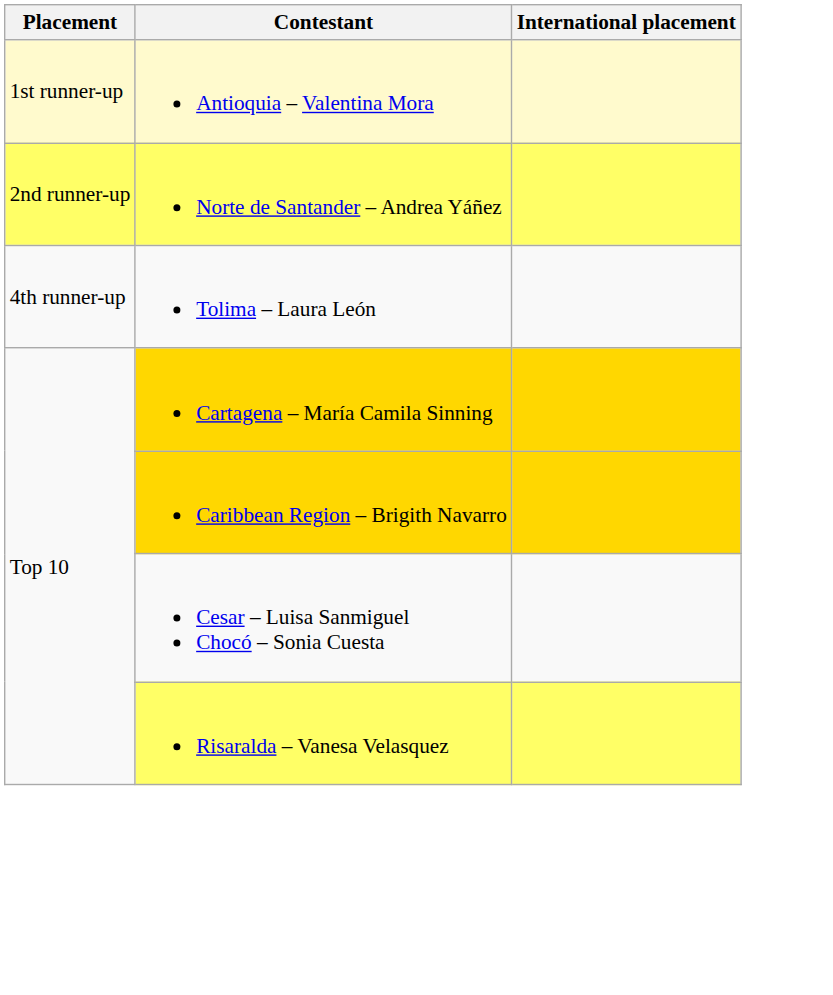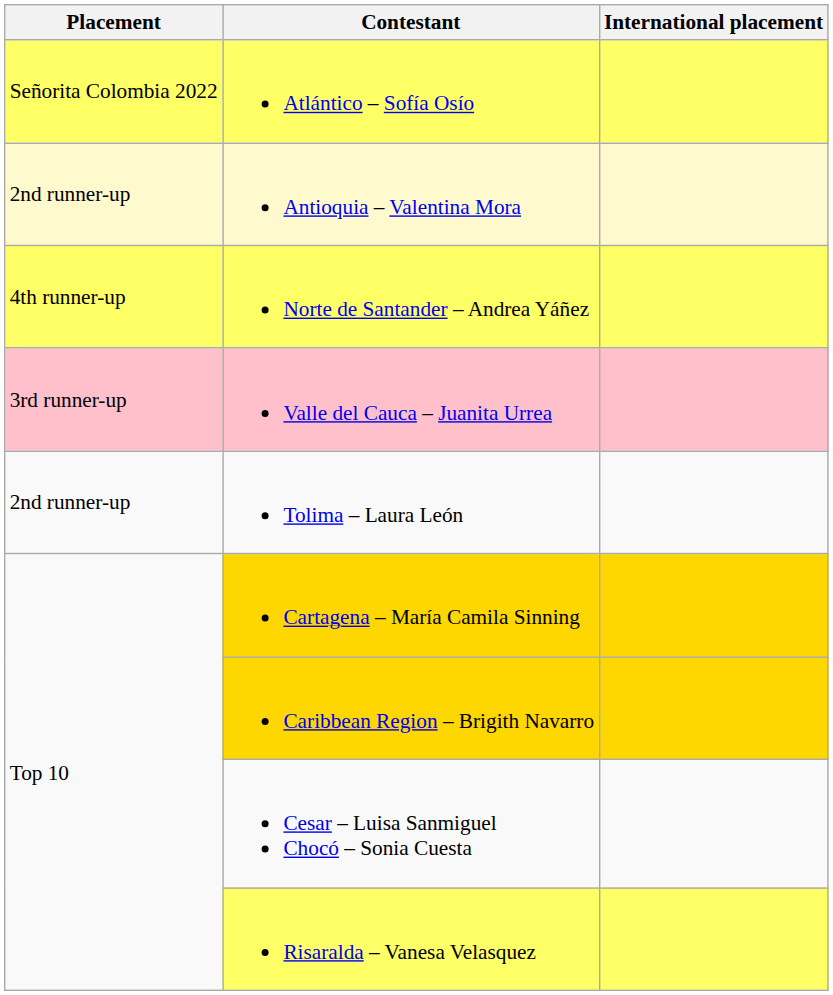+ row: (411, 104)
(66, 91) 1st runner-up -> (70, 193) 2nd runner-up
(70, 193) 2nd runner-up -> (68, 296) 4th runner-up
+ row: (411, 412)
(68, 296) 4th runner-up -> (70, 502) 2nd runner-up
